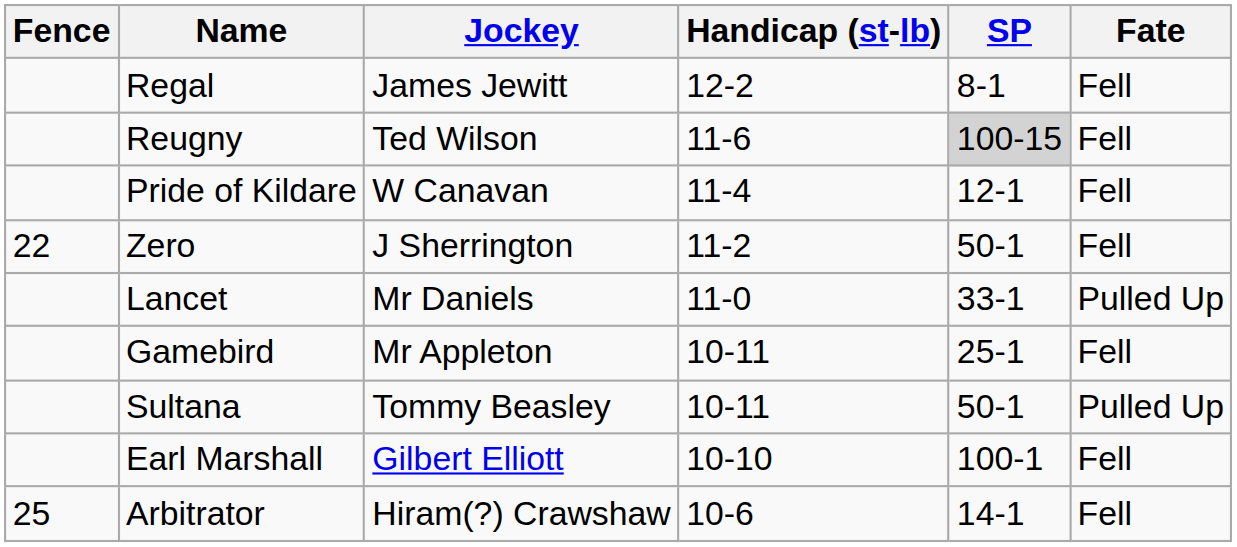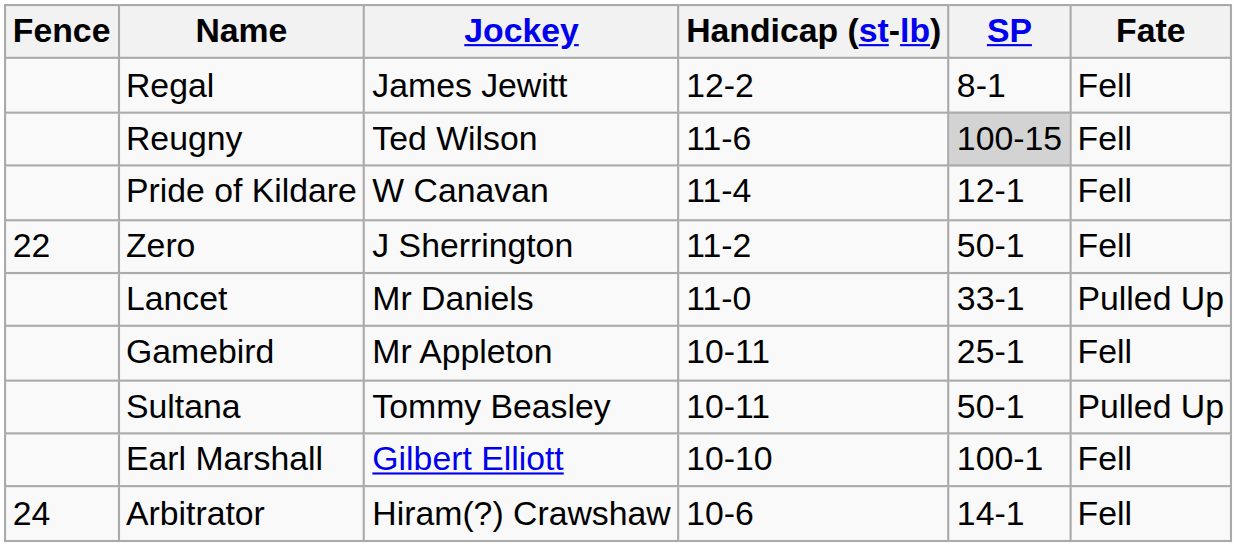(32, 513) 25 -> (32, 513) 24
